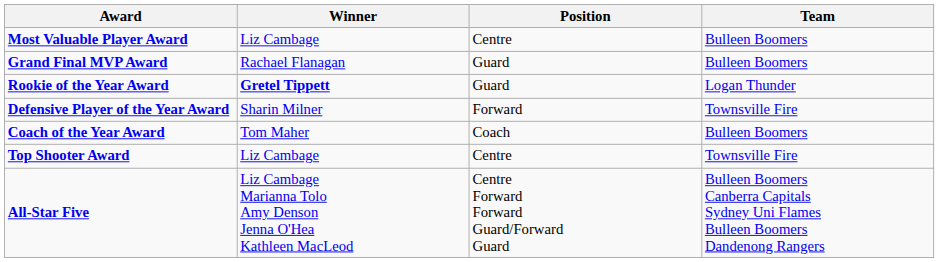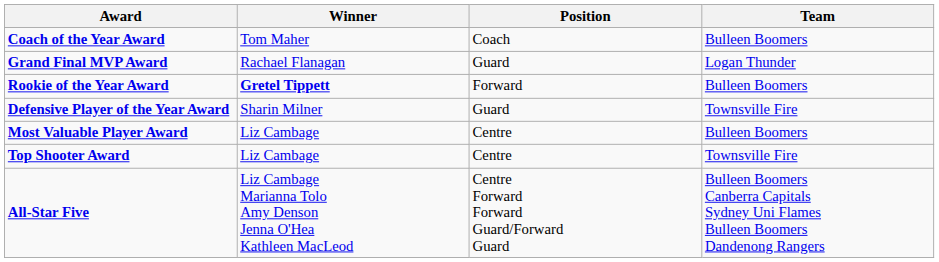rows swapped: (98, 39) <-> (86, 132)
(756, 62) Bulleen Boomers -> (750, 62) Logan Thunder
(491, 86) Guard -> (497, 86) Forward
(750, 86) Logan Thunder -> (756, 86) Bulleen Boomers
(497, 109) Forward -> (491, 109) Guard
